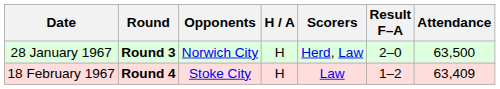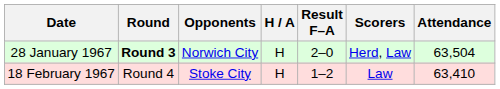columns swapped: (390, 22) <-> (332, 22)
(454, 52) 63,500 -> (454, 52) 63,504
(148, 73) bold -> (148, 73) normal
(454, 73) 63,409 -> (454, 73) 63,410
